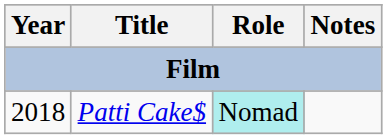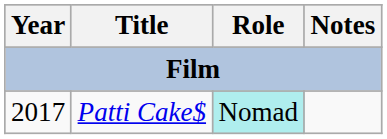(38, 111) 2018 -> (38, 111) 2017
